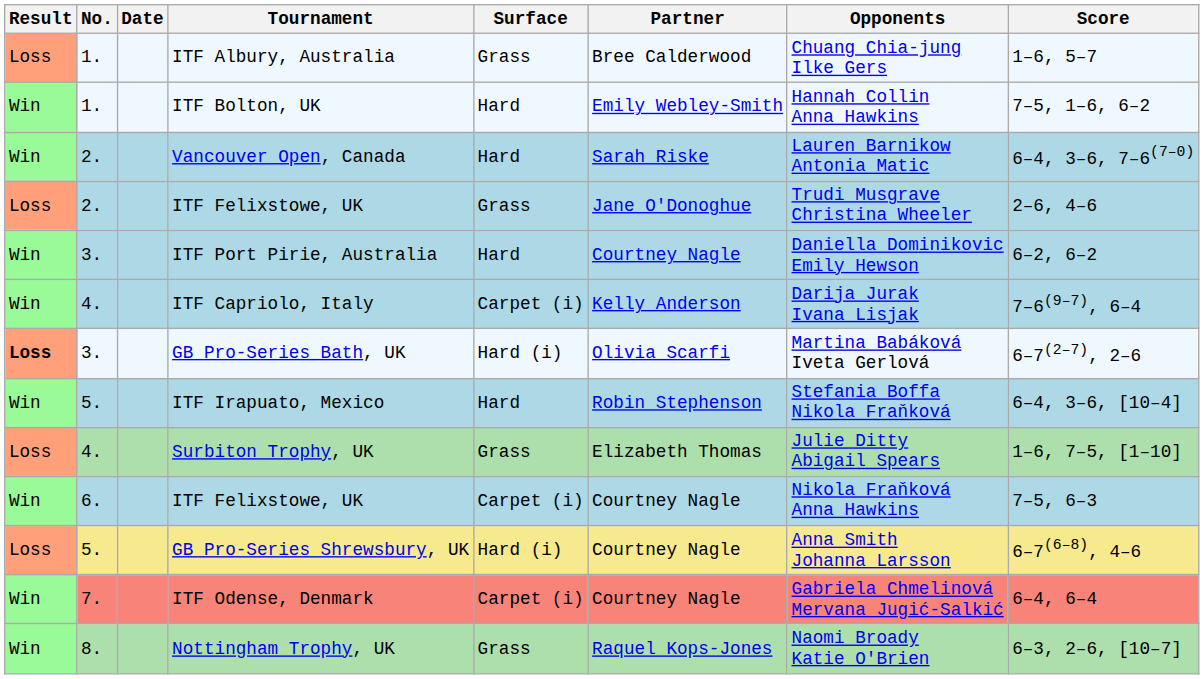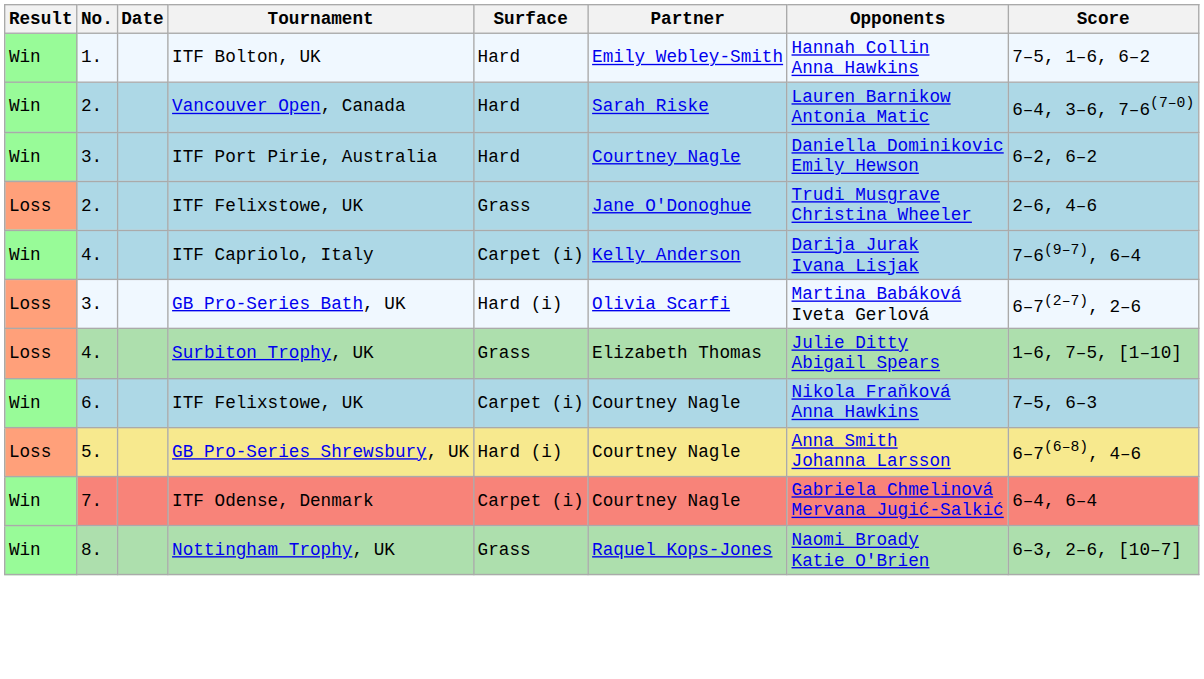- row: (92, 58)
rows swapped: (92, 206) <-> (92, 255)
(30, 353) bold -> (30, 304) normal
- row: (92, 403)
